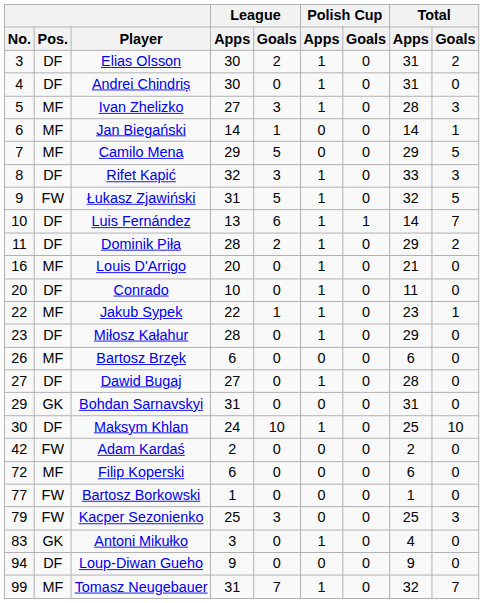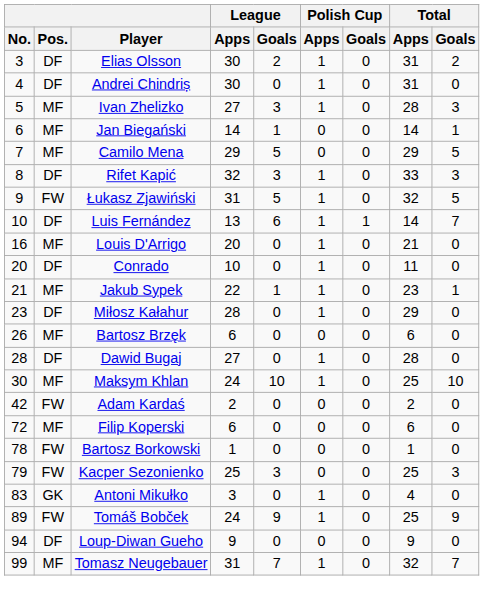- row: (141, 244)
(19, 312) 22 -> (19, 289) 21
(19, 381) 27 -> (19, 358) 28
- row: (141, 404)
(53, 426) DF -> (53, 381) MF
(19, 495) 77 -> (19, 449) 78
+ row: (141, 518)
